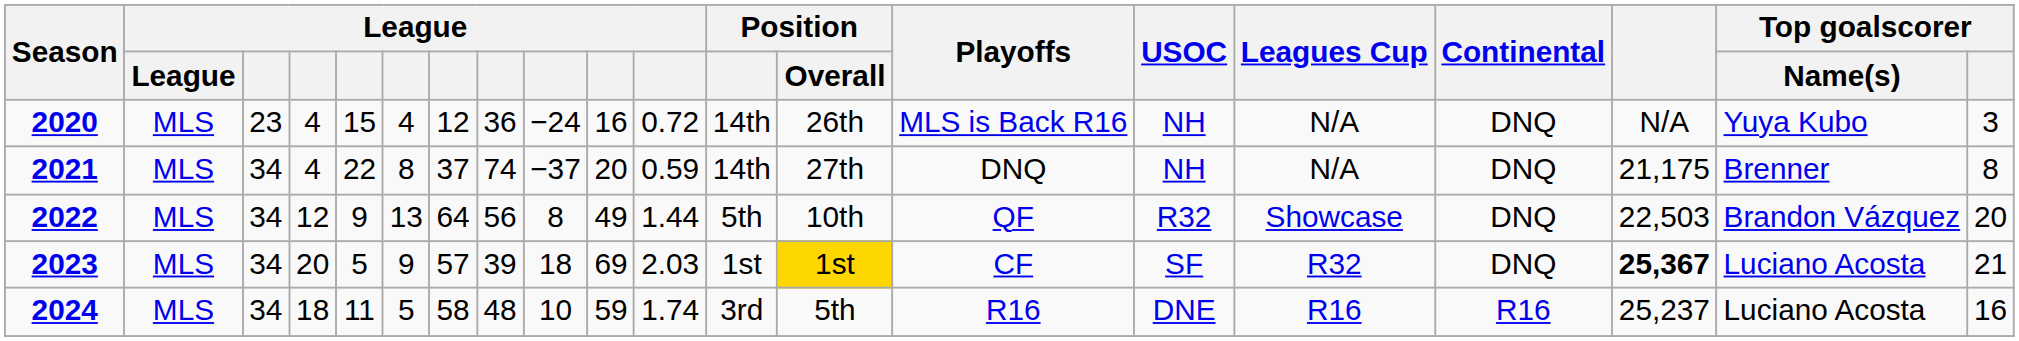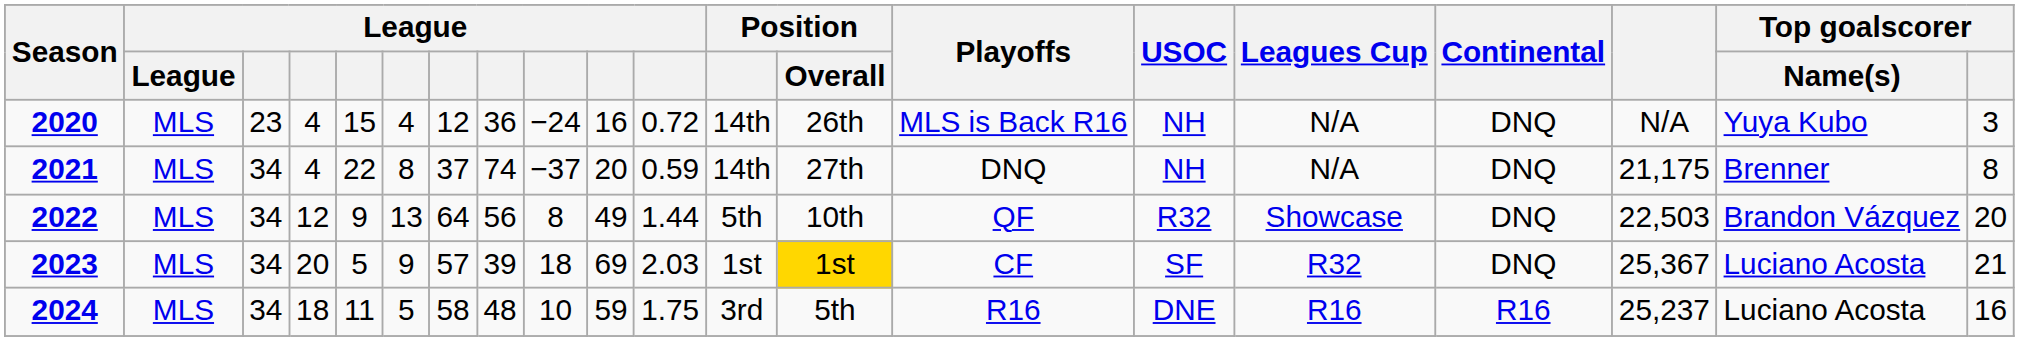(1664, 264) bold -> (1664, 264) normal
(670, 311) 1.74 -> (670, 311) 1.75
